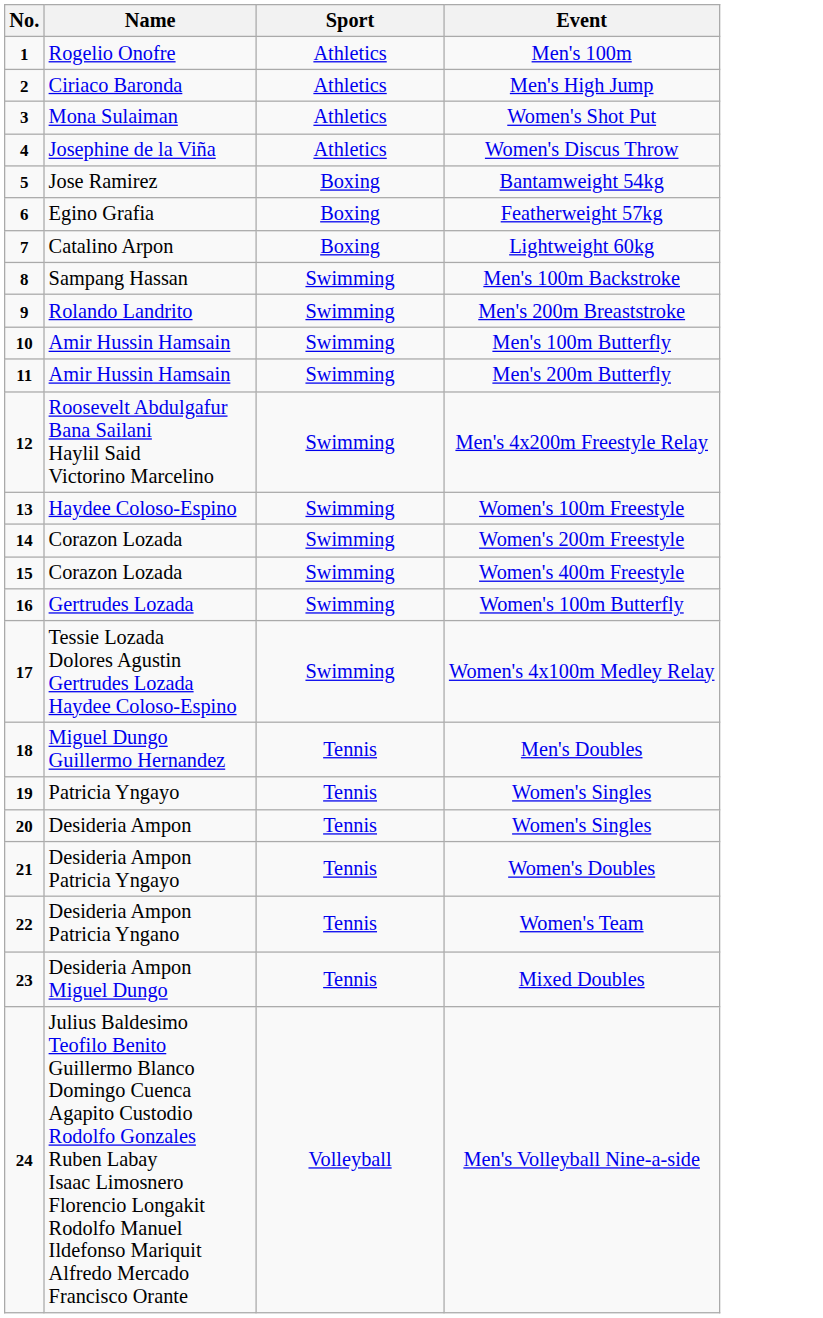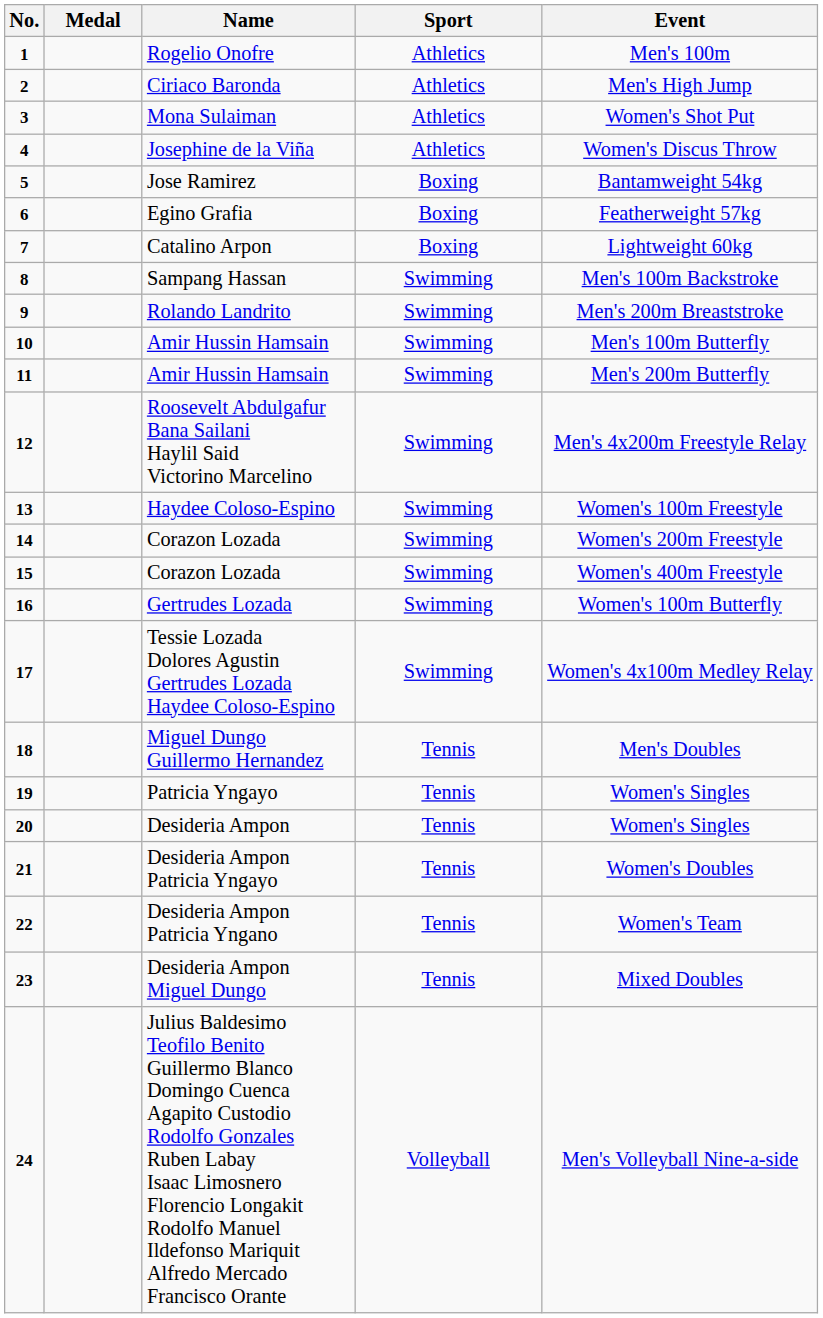+ column: (93, 20)
